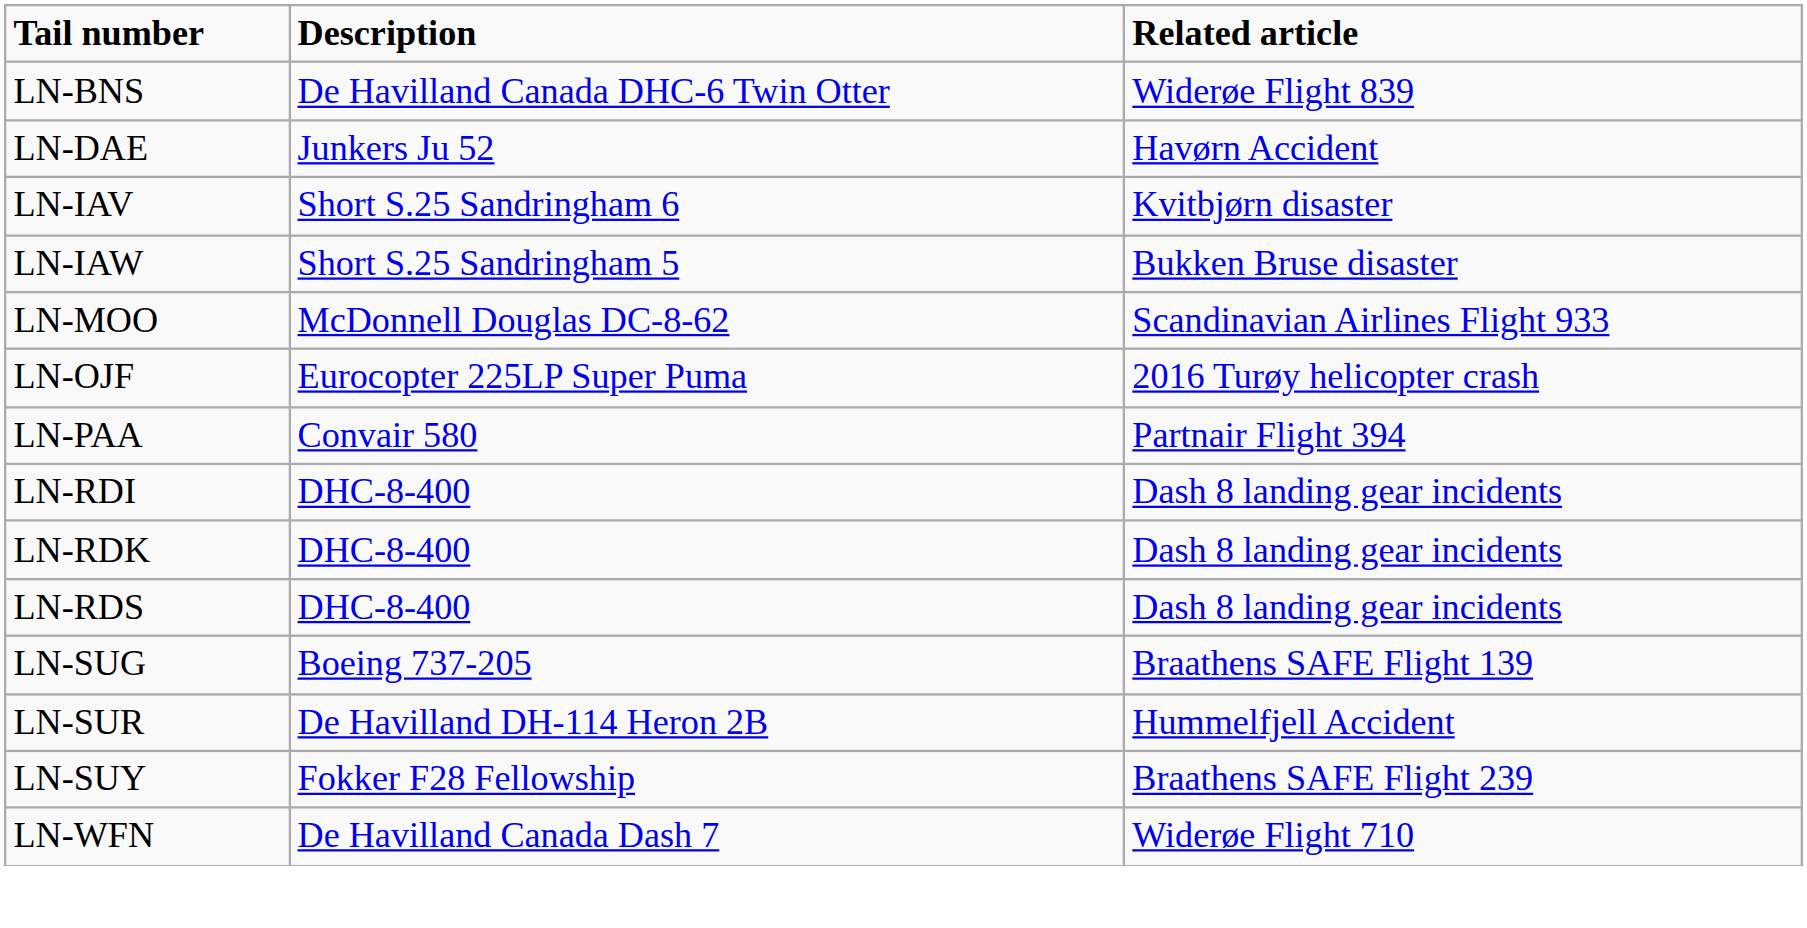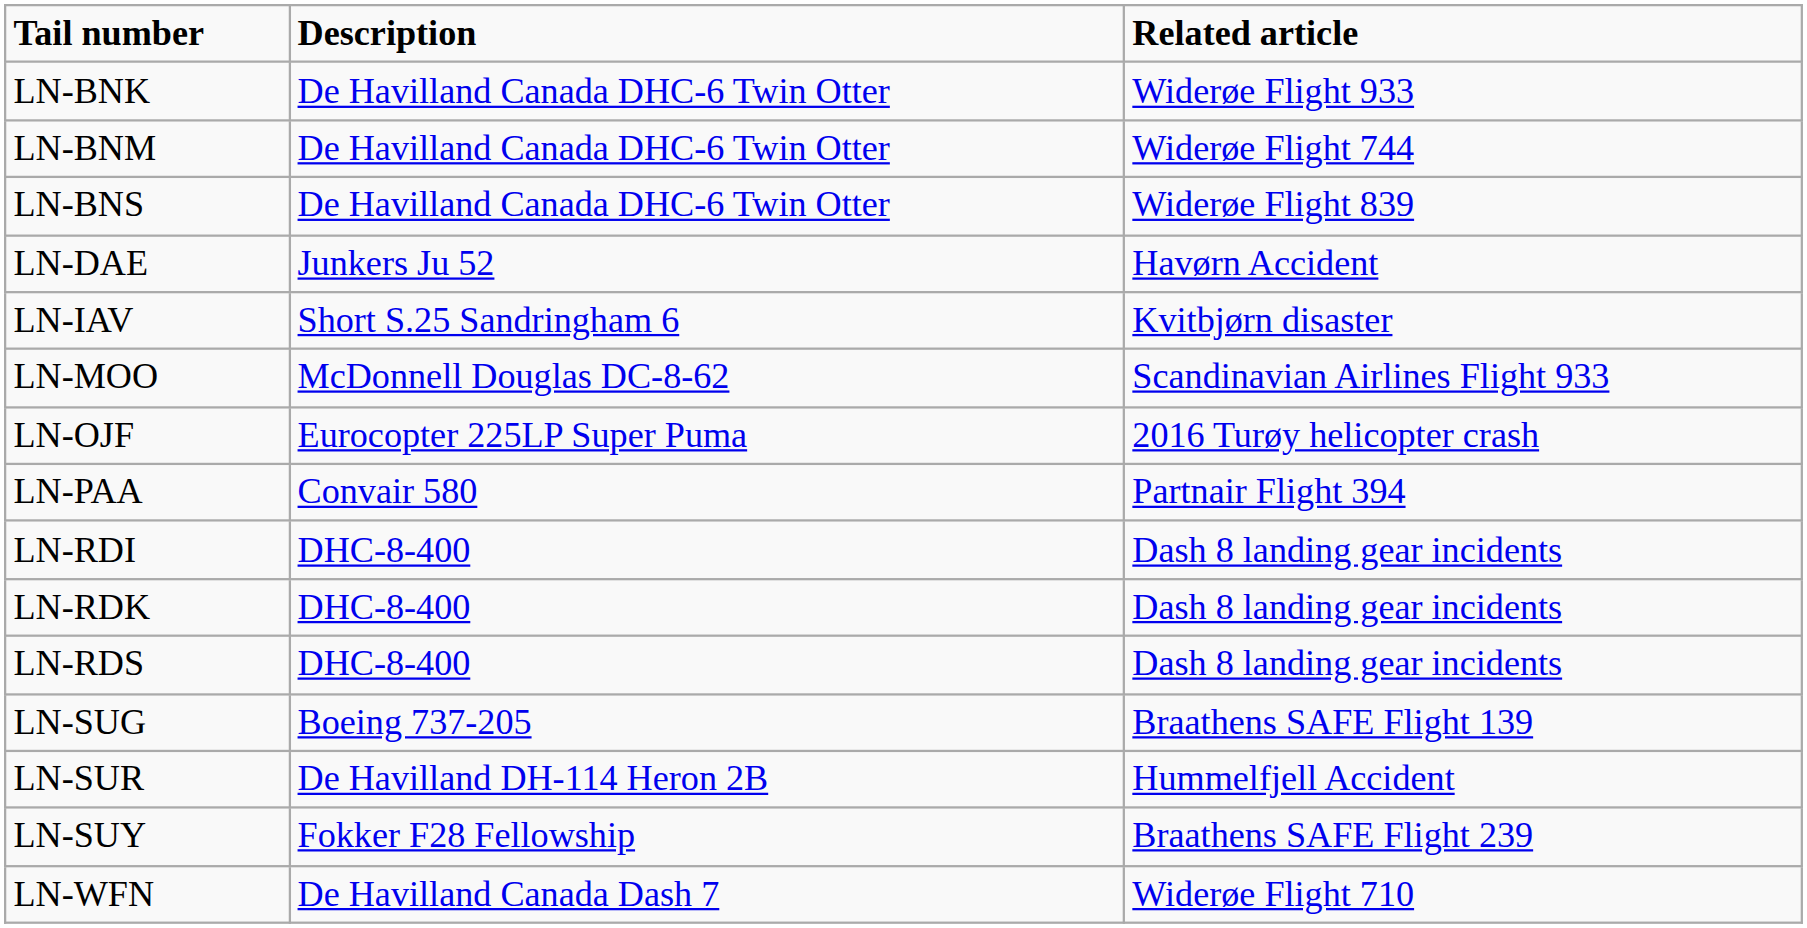+ row: (82, 90)
+ row: (85, 147)
- row: (78, 262)
